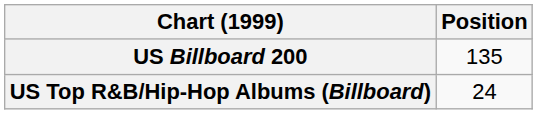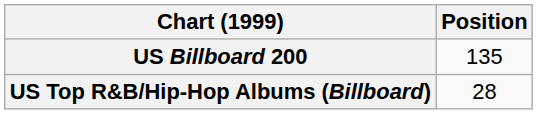(484, 91) 24 -> (484, 91) 28
